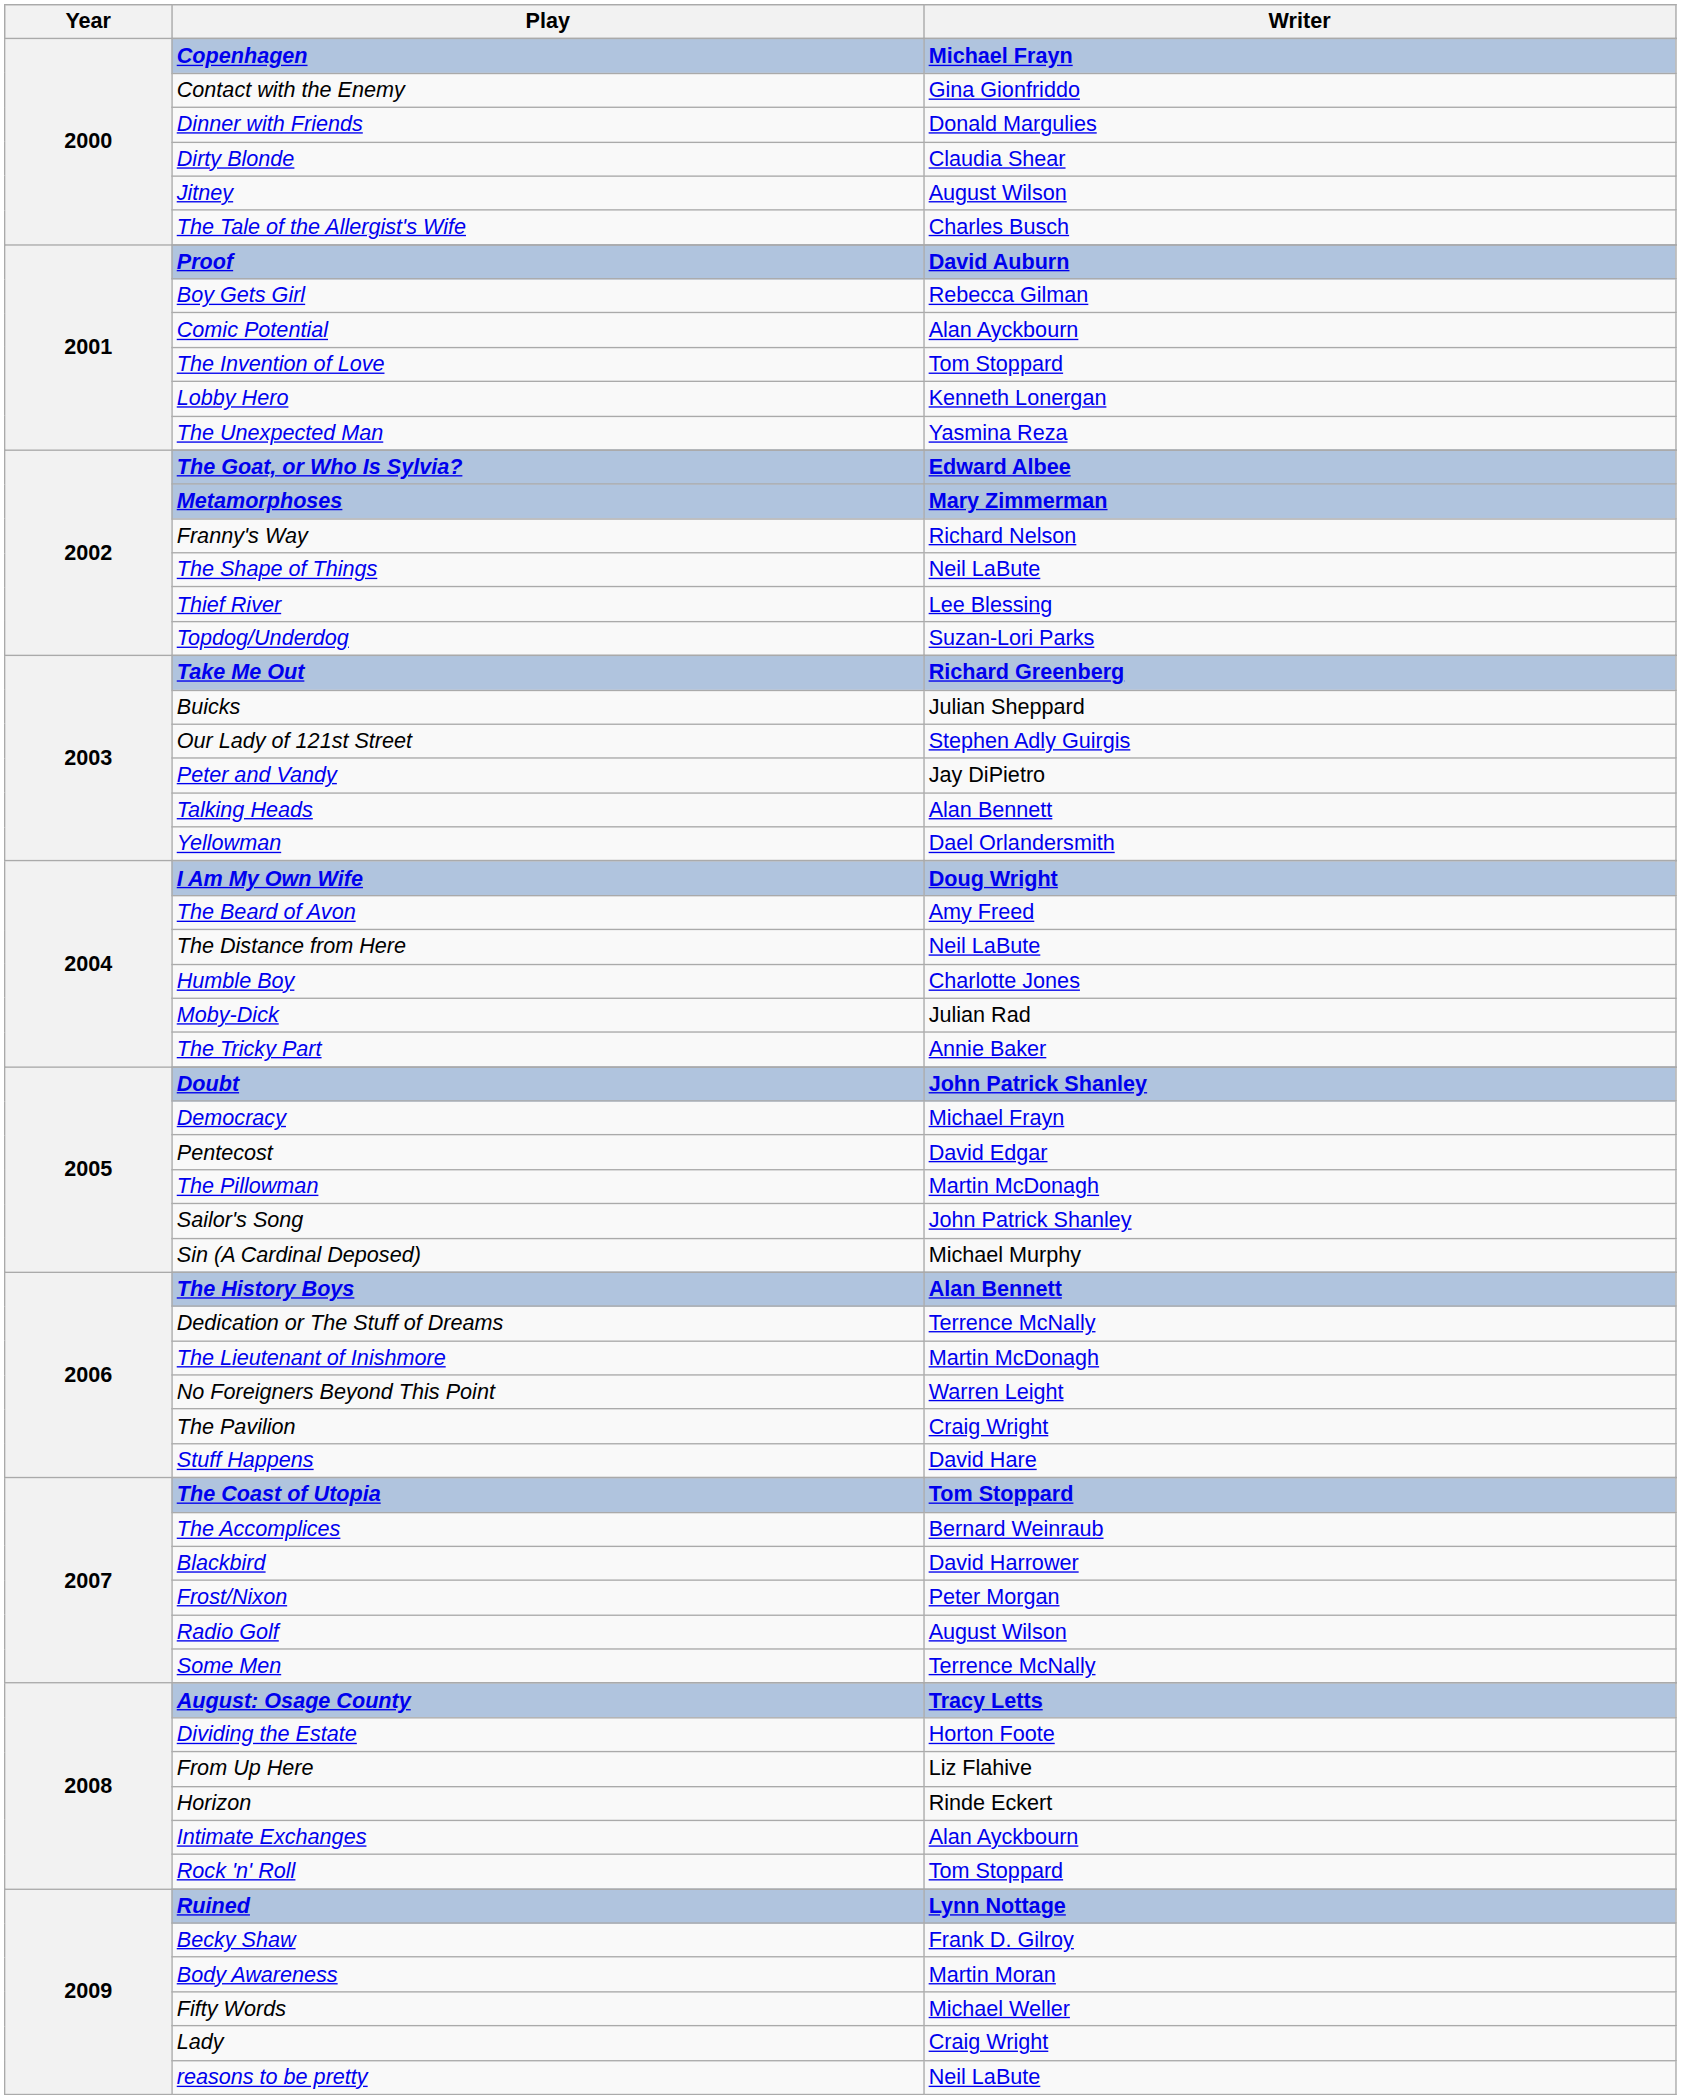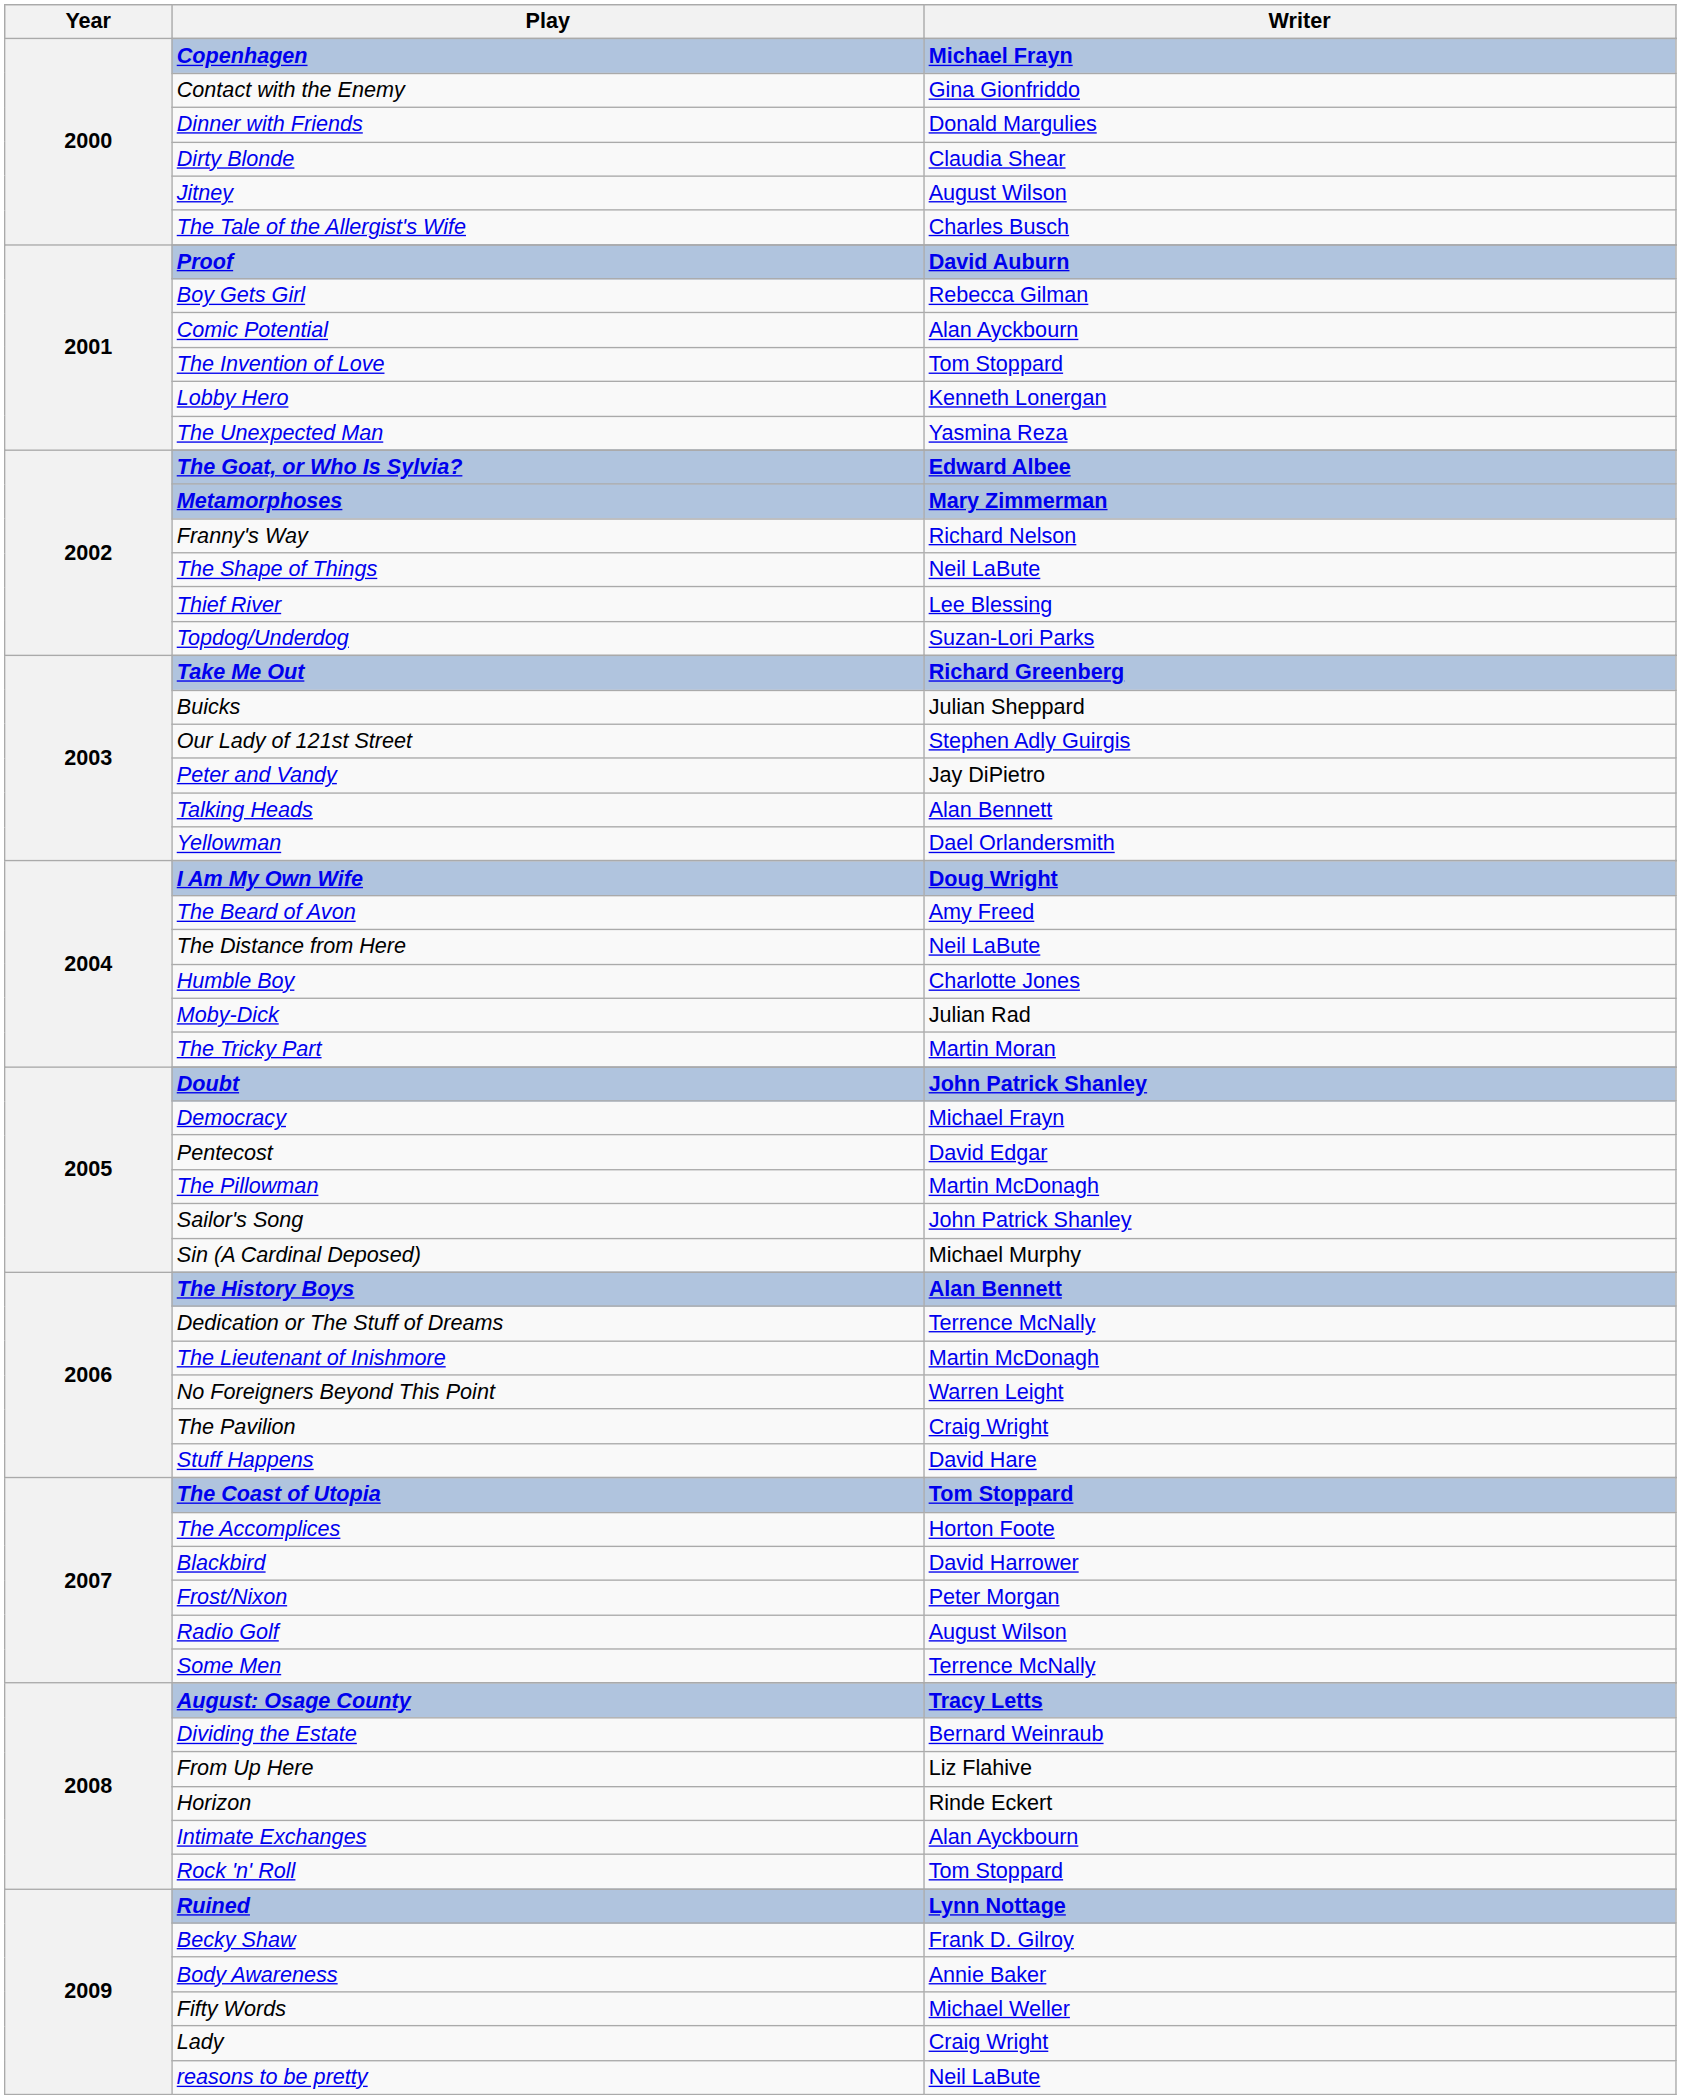(987, 1049) Annie Baker -> (992, 1049) Martin Moran
(1016, 1528) Bernard Weinraub -> (992, 1528) Horton Foote
(992, 1734) Horton Foote -> (1016, 1734) Bernard Weinraub
(992, 1974) Martin Moran -> (987, 1974) Annie Baker
